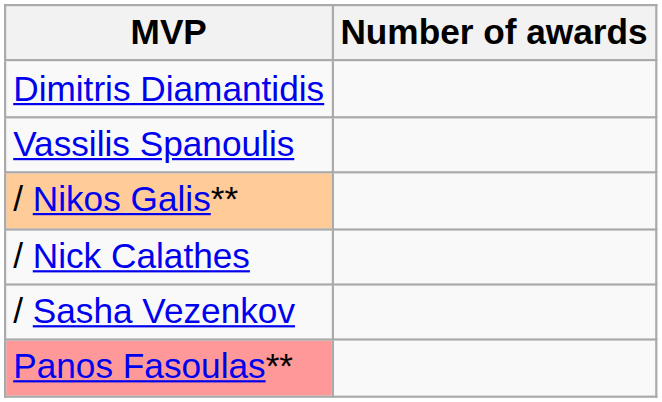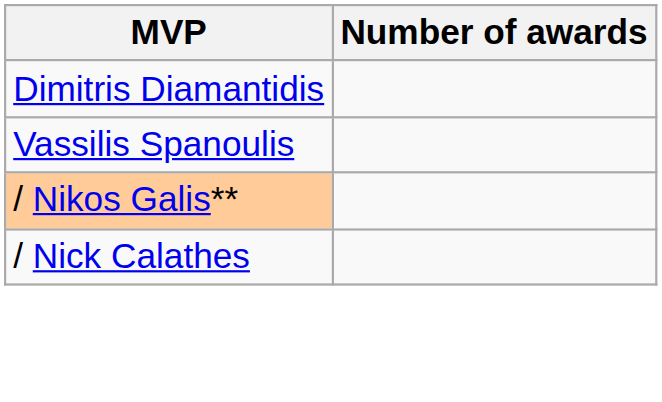- row: (154, 311)
- row: (153, 367)
